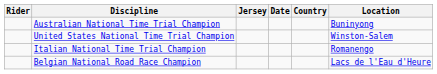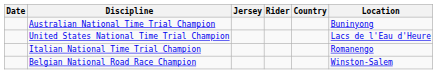columns swapped: (280, 11) <-> (18, 11)
(362, 37) Winston-Salem -> (381, 37) Lacs de l'Eau d'Heure
(381, 62) Lacs de l'Eau d'Heure -> (362, 62) Winston-Salem
